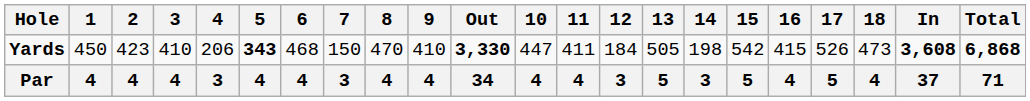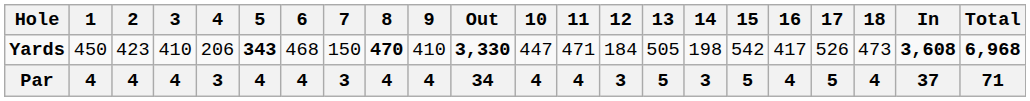(387, 50) normal -> (387, 50) bold
(578, 50) 411 -> (578, 50) 471
(790, 50) 415 -> (790, 50) 417
(993, 50) 6,868 -> (993, 50) 6,968
